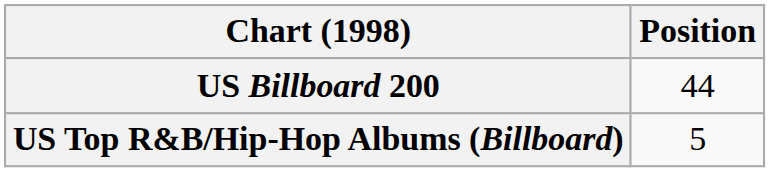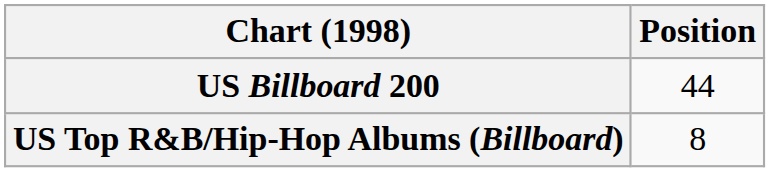(698, 138) 5 -> (698, 138) 8
